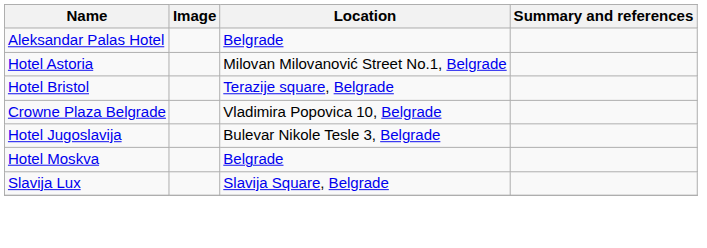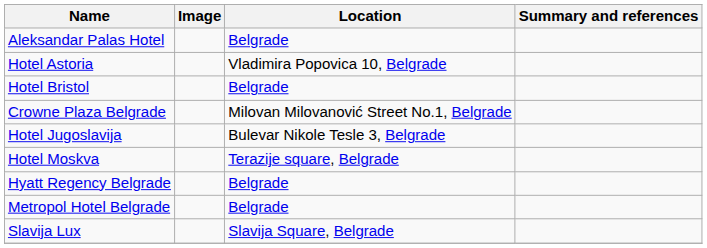(365, 64) Milovan Milovanović Street No.1, Belgrade -> (337, 64) Vladimira Popovica 10, Belgrade
(309, 87) Terazije square, Belgrade -> (258, 87) Belgrade
(332, 111) Vladimira Popovica 10, Belgrade -> (370, 111) Milovan Milovanović Street No.1, Belgrade
(253, 159) Belgrade -> (314, 159) Terazije square, Belgrade
+ row: (89, 183)
+ row: (89, 207)
